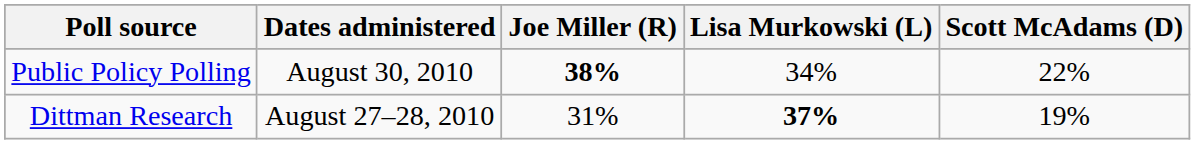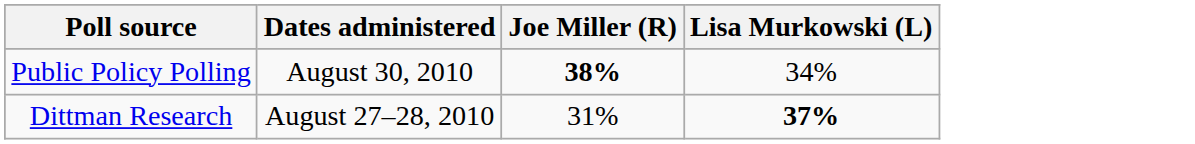- column: (1064, 26)
